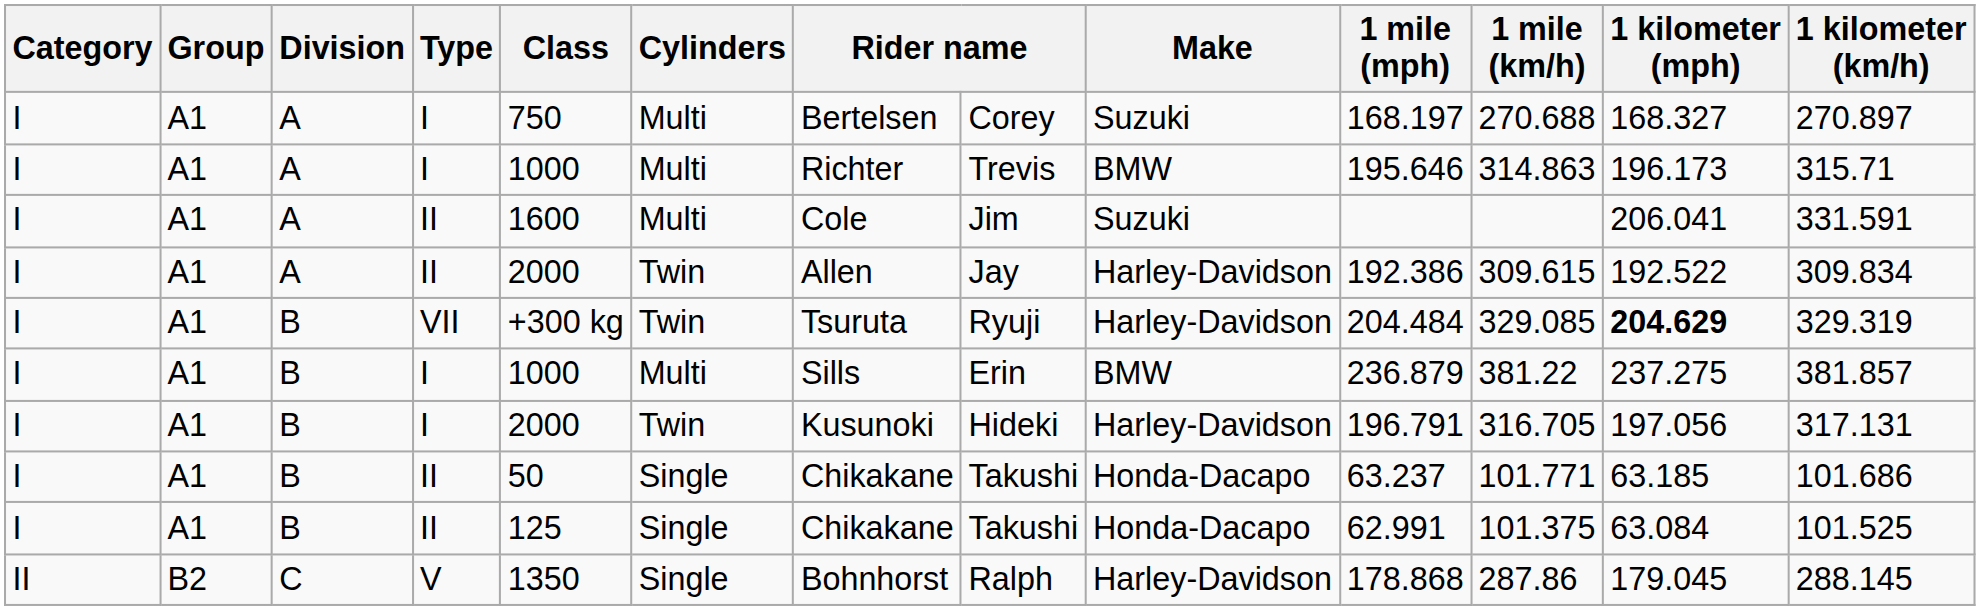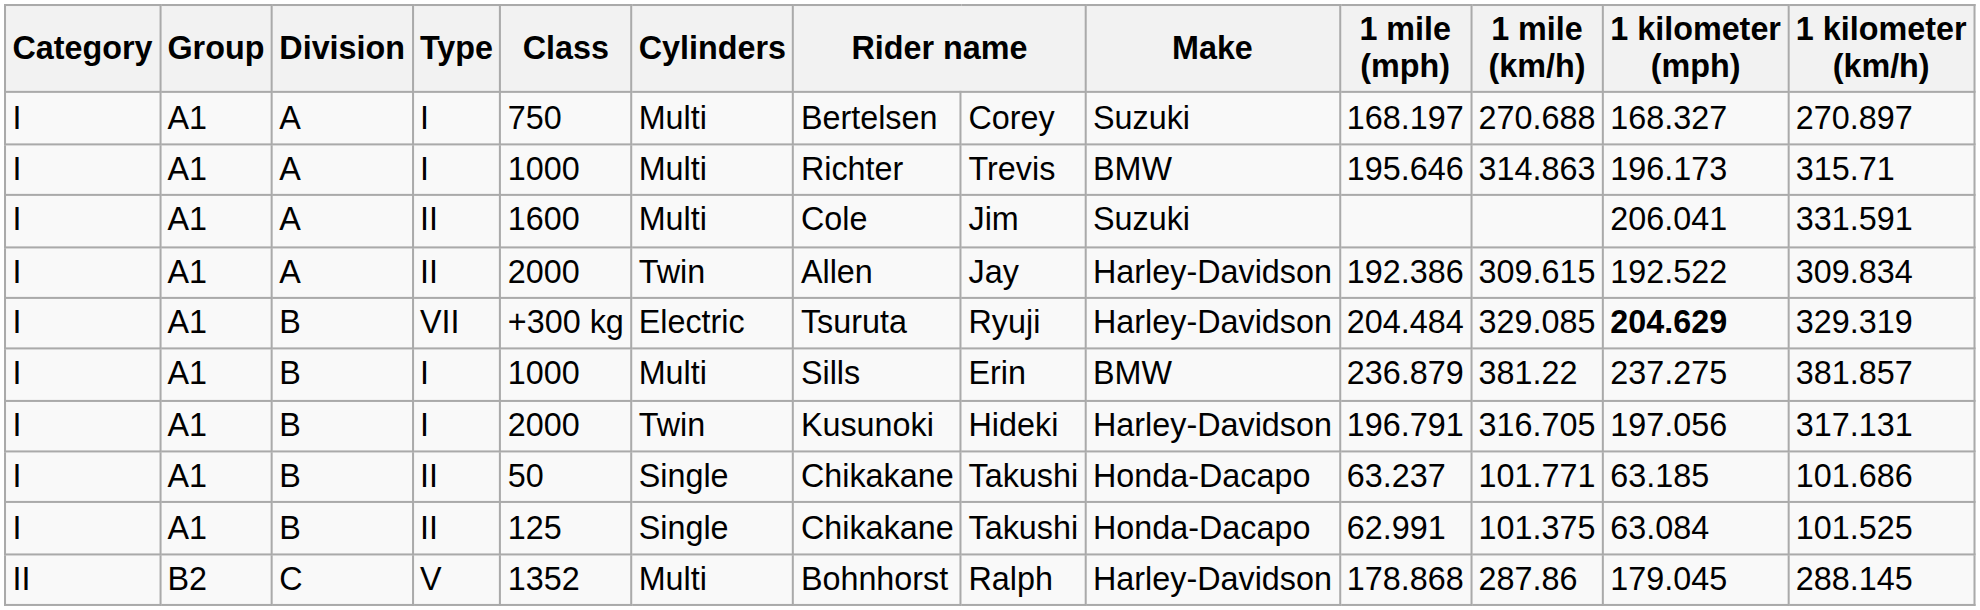(672, 322) Twin -> (692, 322) Electric
(544, 579) 1350 -> (544, 579) 1352
(684, 579) Single -> (673, 579) Multi
